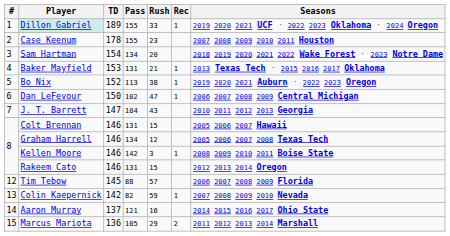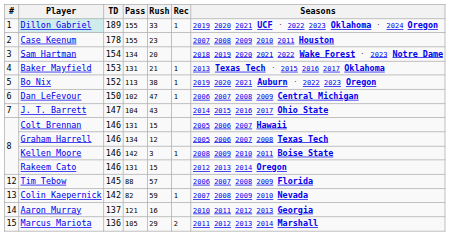(253, 110) 2010 2011 2012 2013 Georgia -> (261, 110) 2014 2015 2016 2017 Ohio State
(261, 209) 2014 2015 2016 2017 Ohio State -> (253, 209) 2010 2011 2012 2013 Georgia
